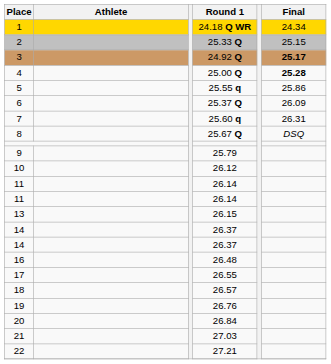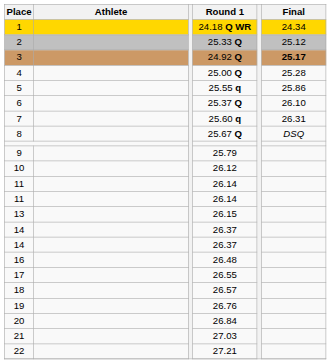(294, 42) 25.15 -> (294, 42) 25.12
(294, 73) bold -> (294, 73) normal
(294, 103) 26.09 -> (294, 103) 26.10
